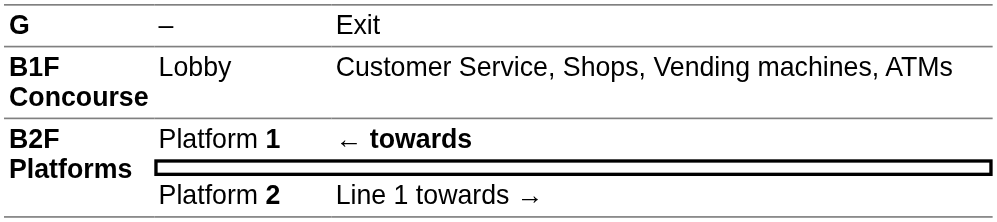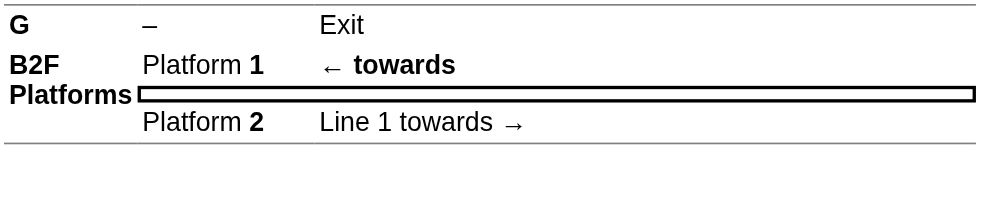- row: (195, 67)
